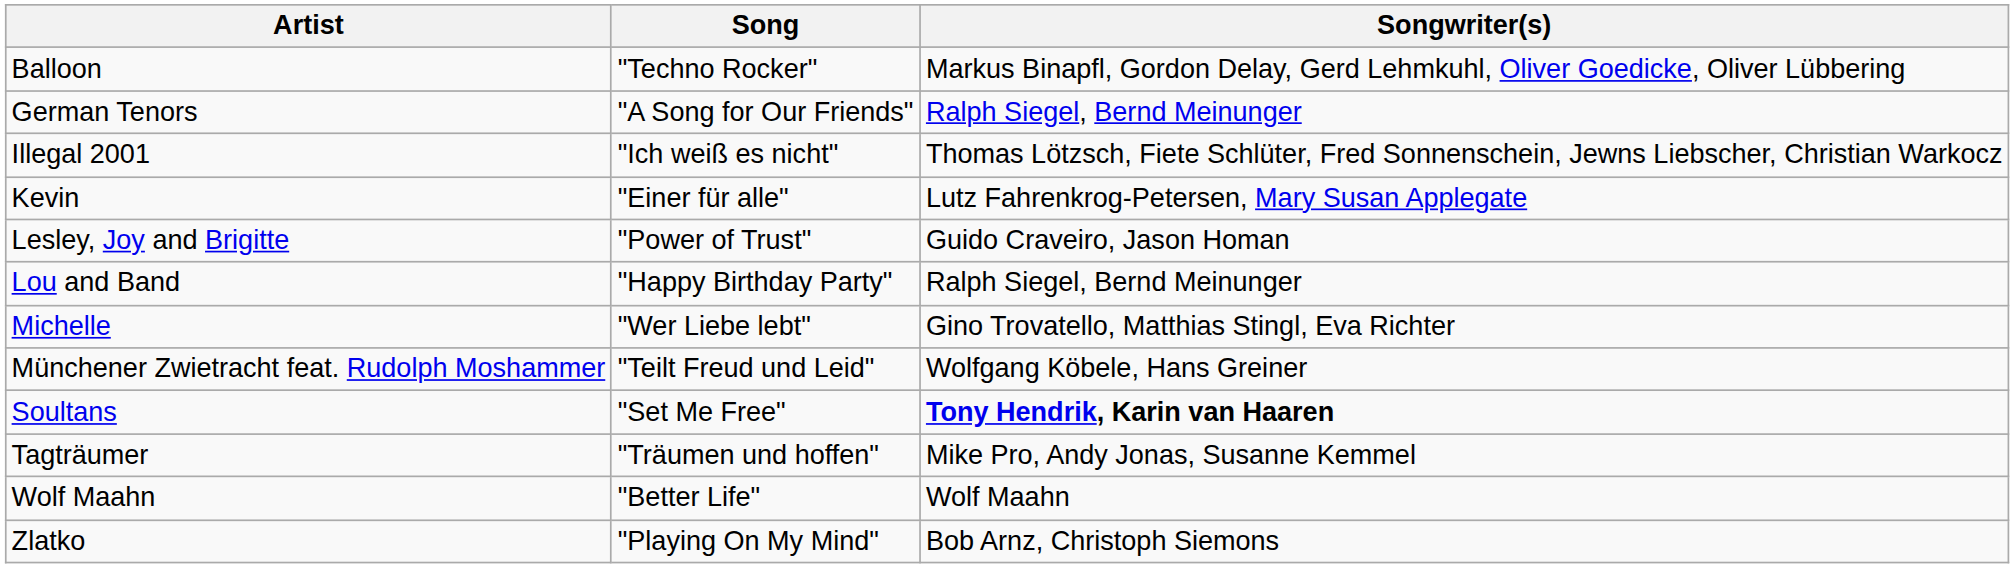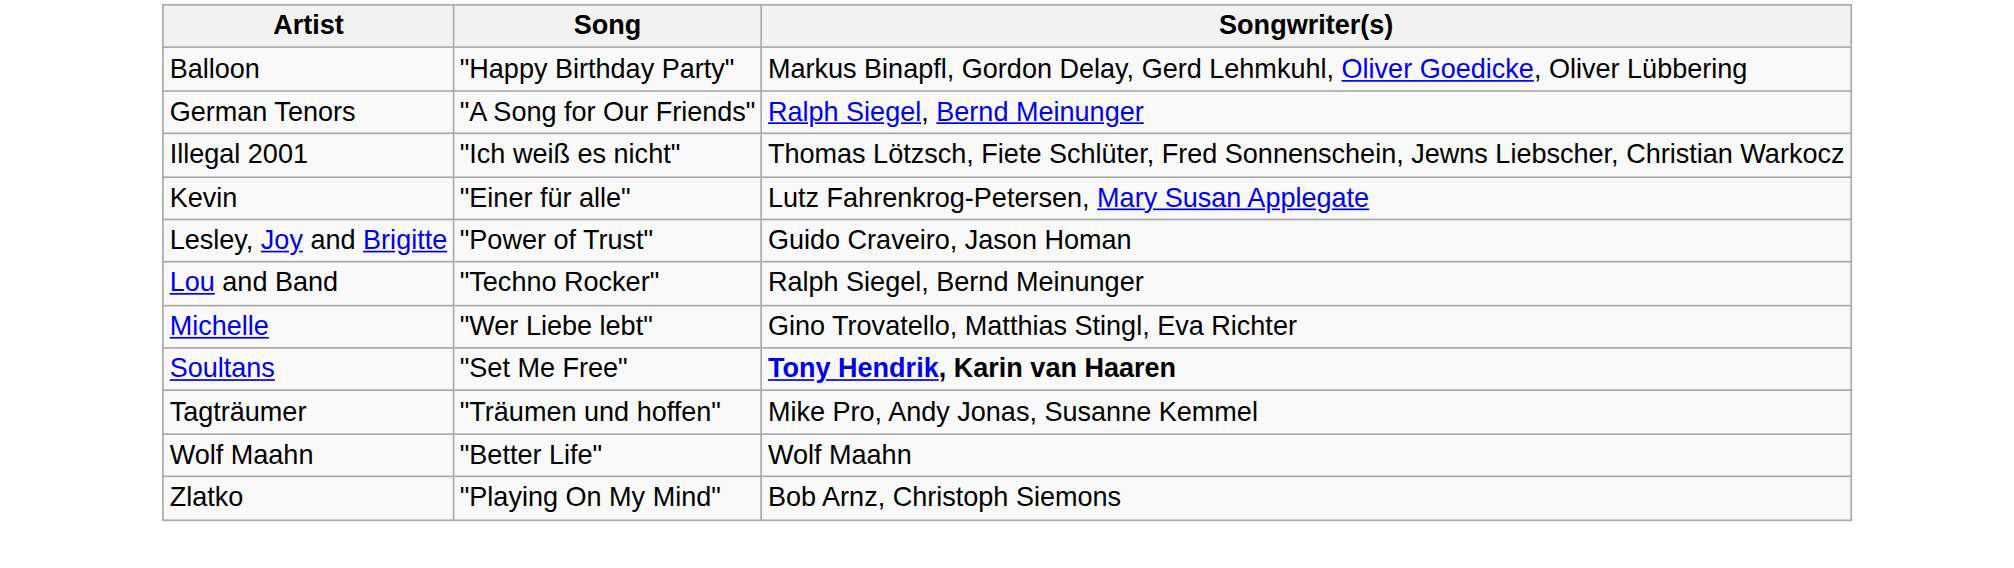(717, 68) "Techno Rocker" -> (597, 68) "Happy Birthday Party"
(755, 283) "Happy Birthday Party" -> (559, 283) "Techno Rocker"
- row: (308, 369)
